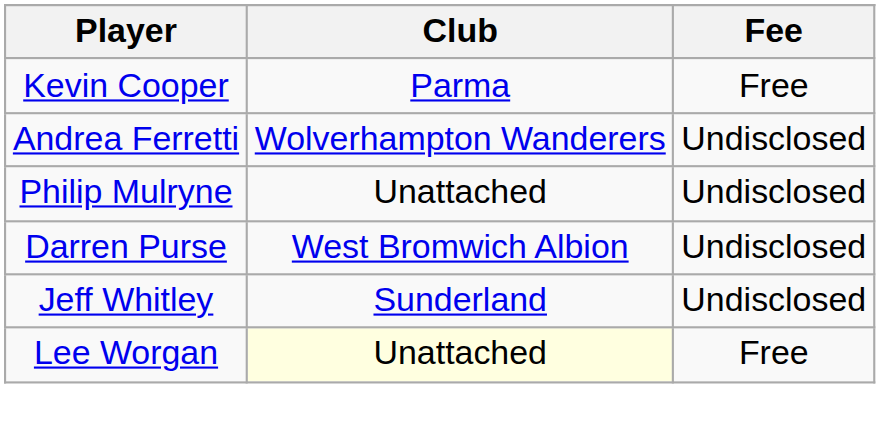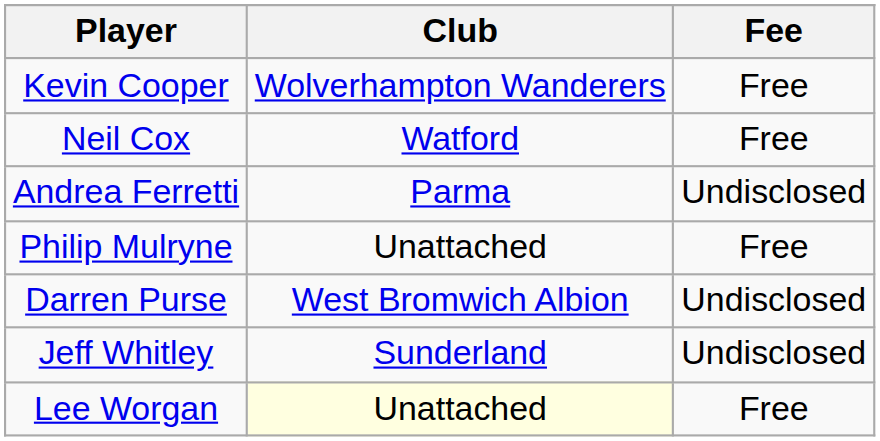(460, 85) Parma -> (460, 85) Wolverhampton Wanderers
+ row: (126, 138)
(460, 138) Wolverhampton Wanderers -> (460, 192) Parma
(774, 192) Undisclosed -> (774, 246) Free
